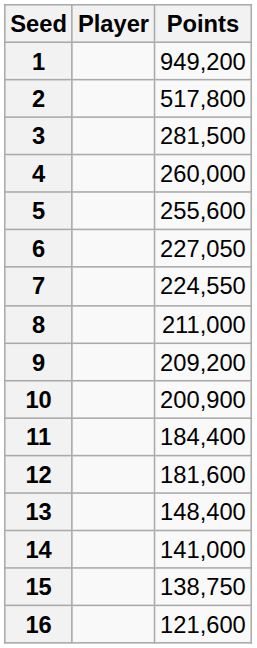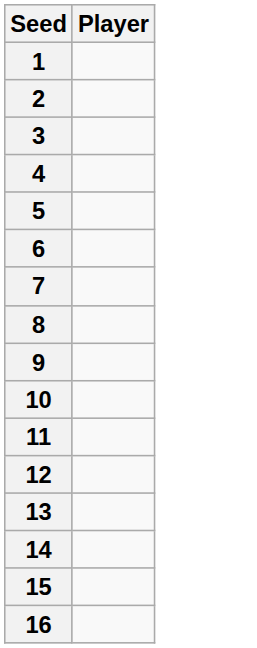- column: (203, 24)
